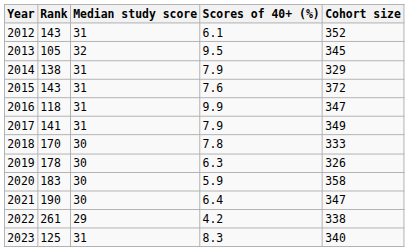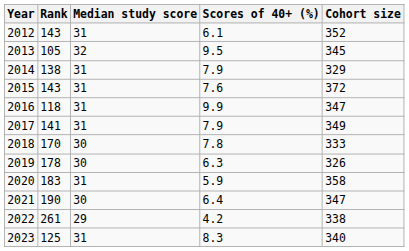(80, 182) 30 -> (80, 182) 31
